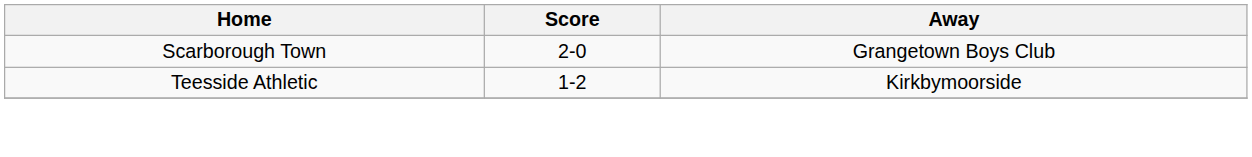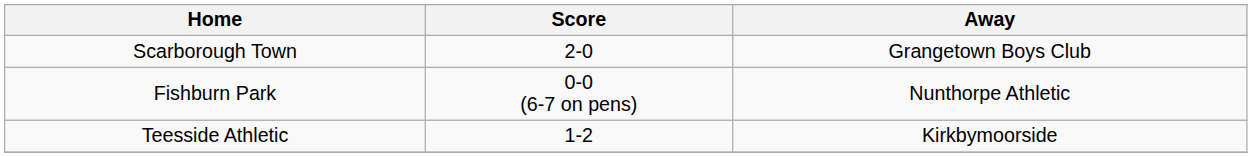+ row: (215, 93)
